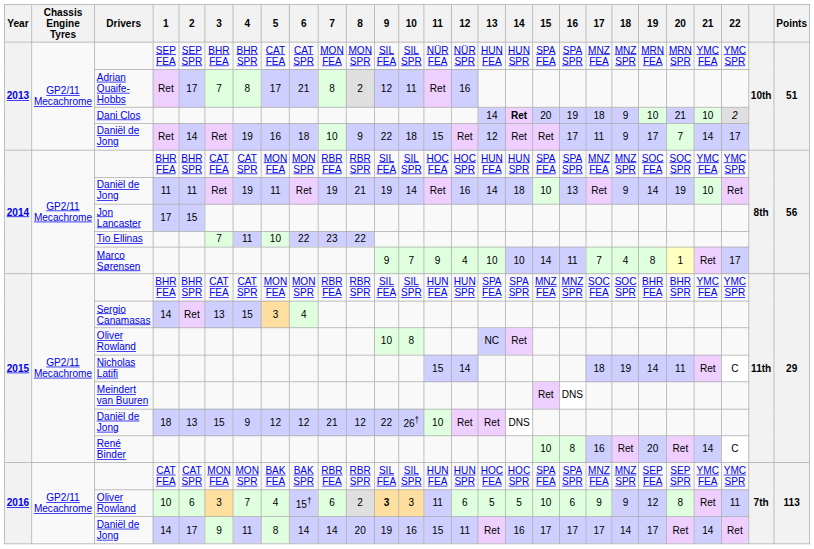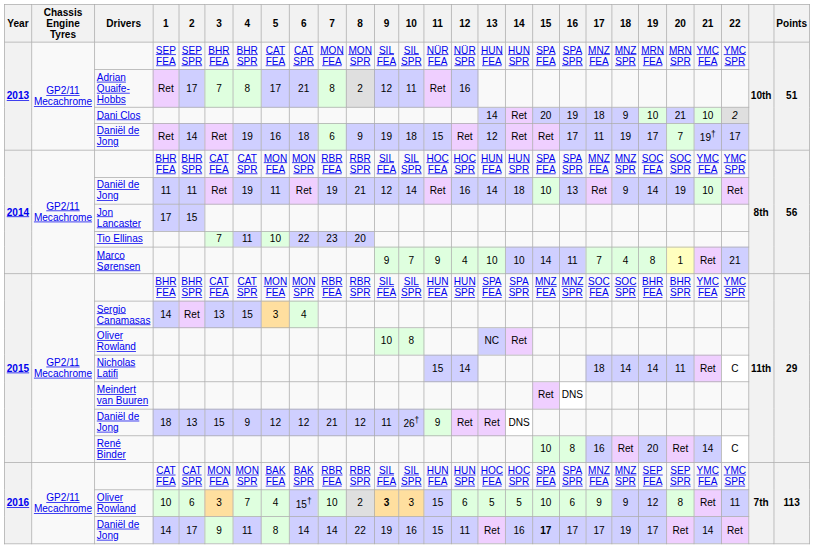(519, 115) bold -> (519, 115) normal
(332, 136) 10 -> (332, 136) 6
(386, 136) 22 -> (386, 136) 19
(626, 136) 9 -> (626, 136) 19
(708, 136) 14 -> (708, 136) 19†
(386, 190) 19 -> (386, 190) 12
(360, 239) 22 -> (360, 239) 20
(735, 260) 17 -> (735, 260) 21
(626, 368) 19 -> (626, 368) 14
(386, 422) 22 -> (386, 422) 11
(438, 422) 10 -> (438, 422) 9
(332, 503) 6 -> (332, 503) 10
(438, 503) 11 -> (438, 503) 15
(360, 530) 20 -> (360, 530) 22
(546, 530) normal -> (546, 530) bold
(626, 530) 14 -> (626, 530) 19
